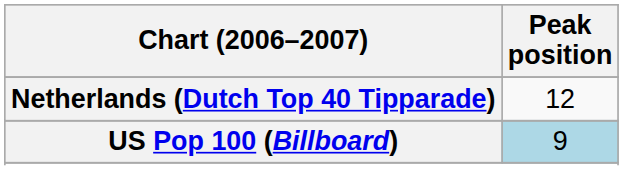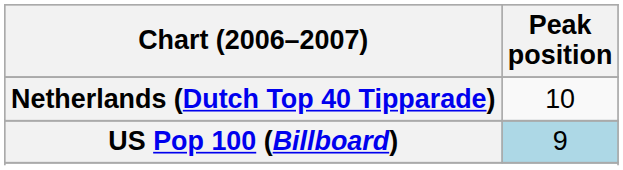(560, 98) 12 -> (560, 98) 10
